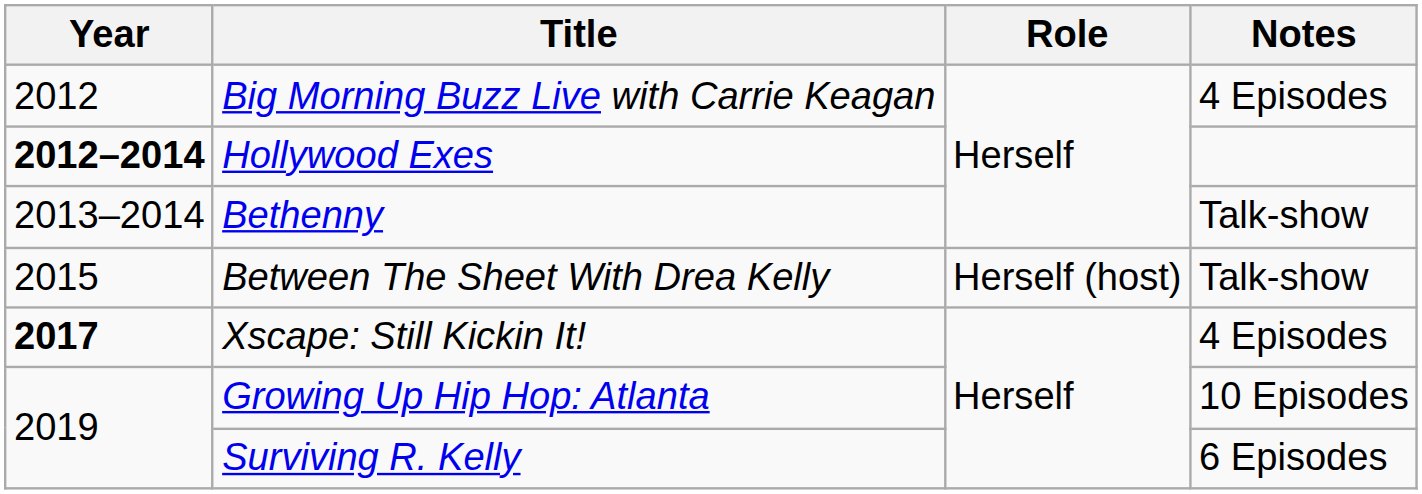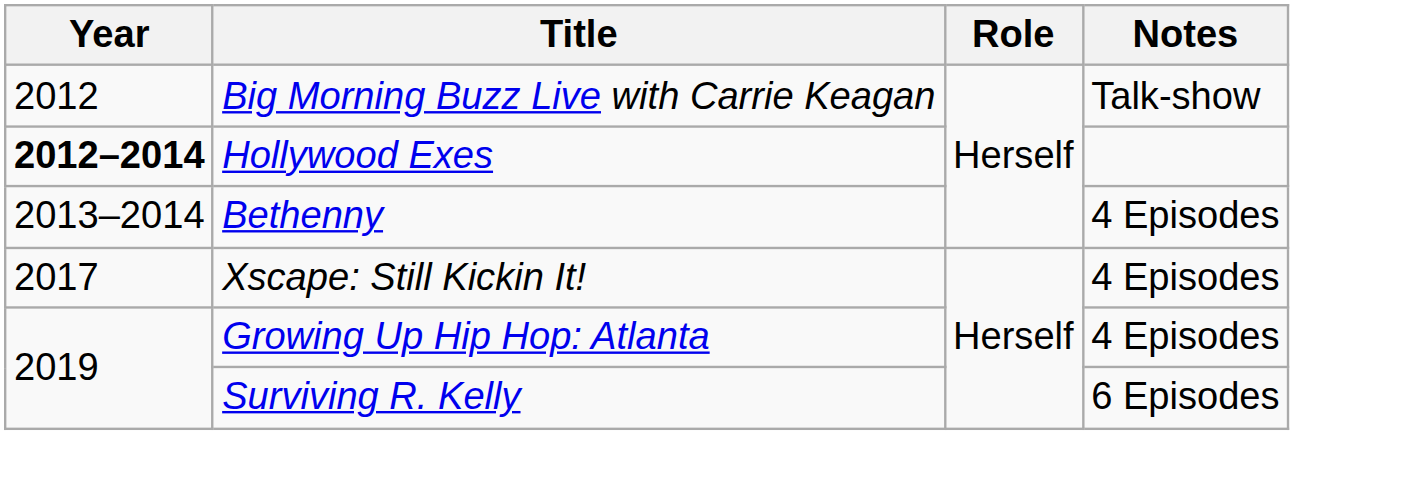(1293, 95) 4 Episodes -> (1176, 95) Talk-show
(1284, 215) Talk-show -> (1185, 215) 4 Episodes
- row: (526, 276)
(56, 336) bold -> (56, 276) normal
(1304, 397) 10 Episodes -> (1185, 336) 4 Episodes
